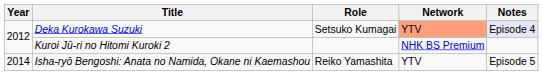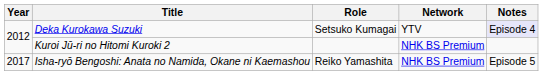(411, 29) lightsalmon background -> (411, 29) no background
(18, 62) 2014 -> (18, 62) 2017
(411, 62) YTV -> (443, 62) NHK BS Premium
